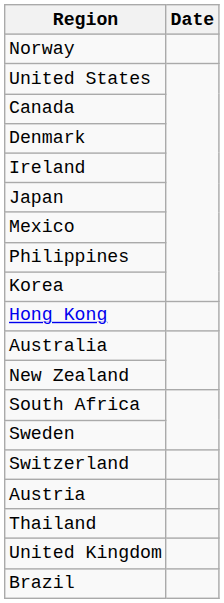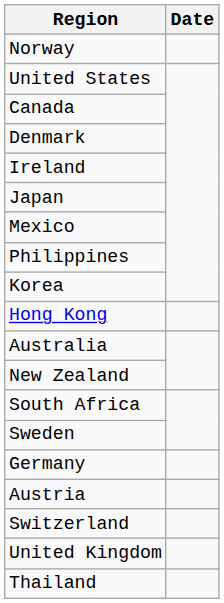+ row: (47, 464)
rows swapped: (47, 494) <-> (69, 464)
rows swapped: (53, 524) <-> (85, 553)
- row: (42, 583)
